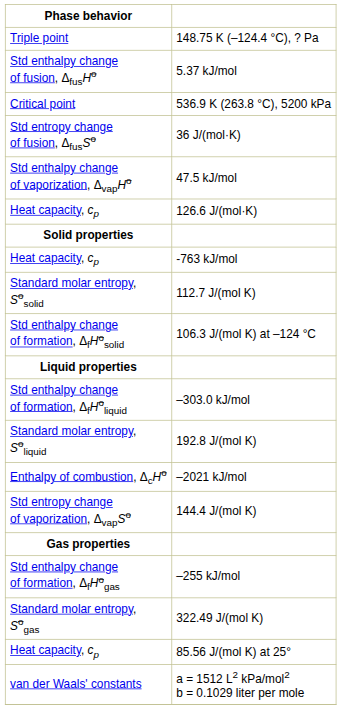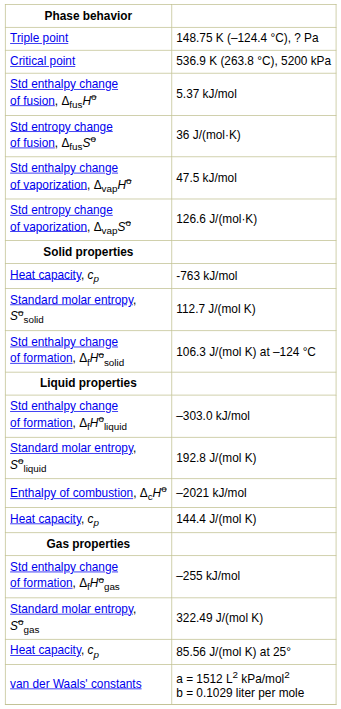rows swapped: (254, 103) <-> (207, 71)
(55, 211) Heat capacity, cp -> (70, 220) Std entropy change of vaporization, ΔvapSo
(70, 512) Std entropy change of vaporization, ΔvapSo -> (55, 520) Heat capacity, cp
